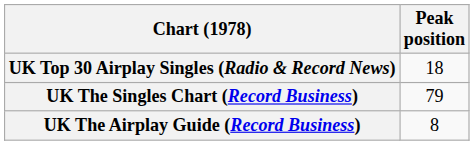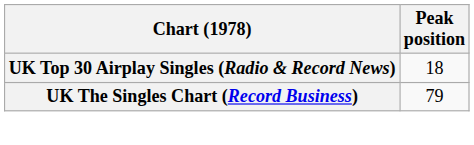- row: (202, 125)
